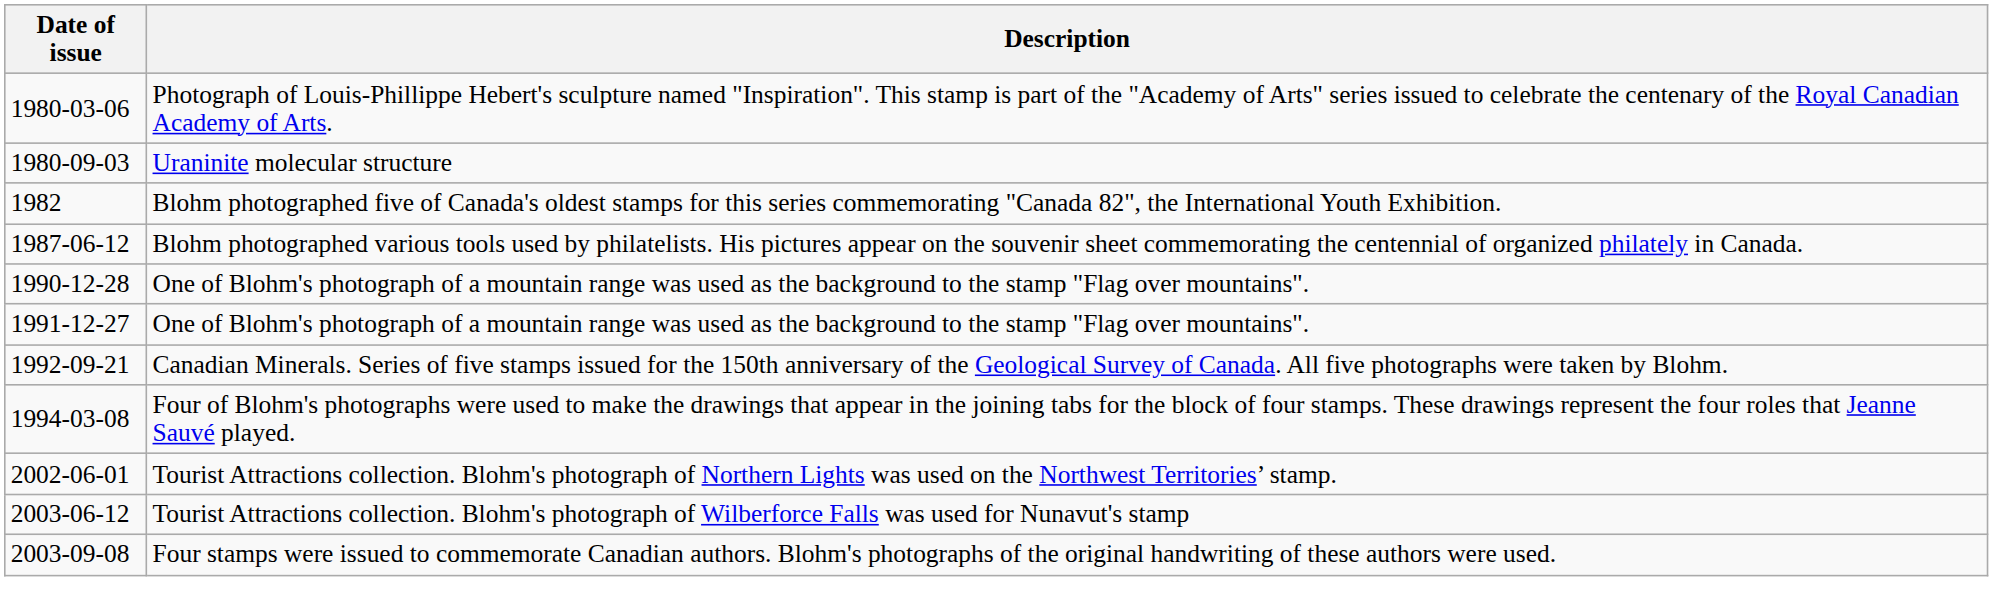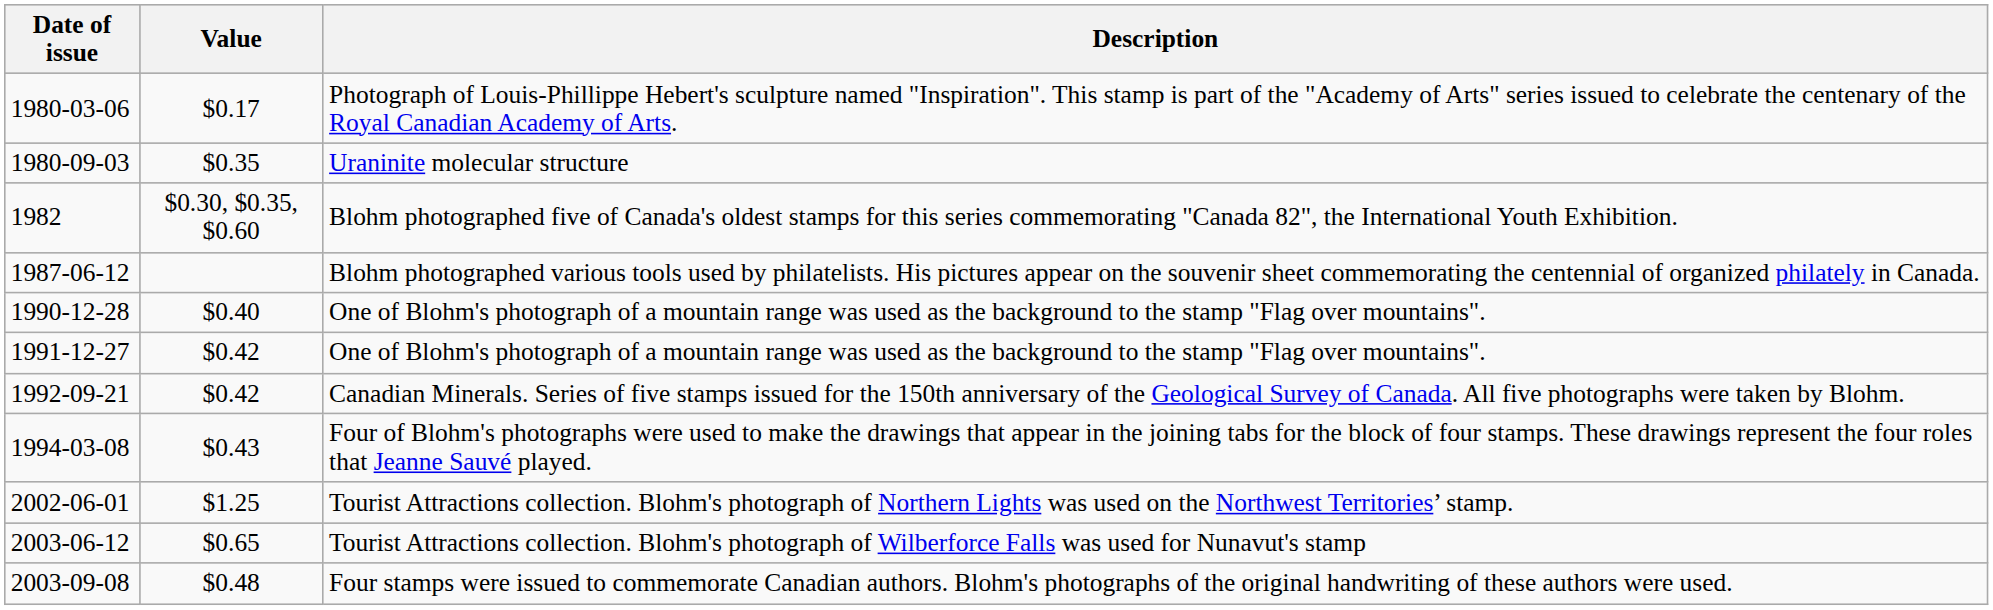+ column: (231, 38)
